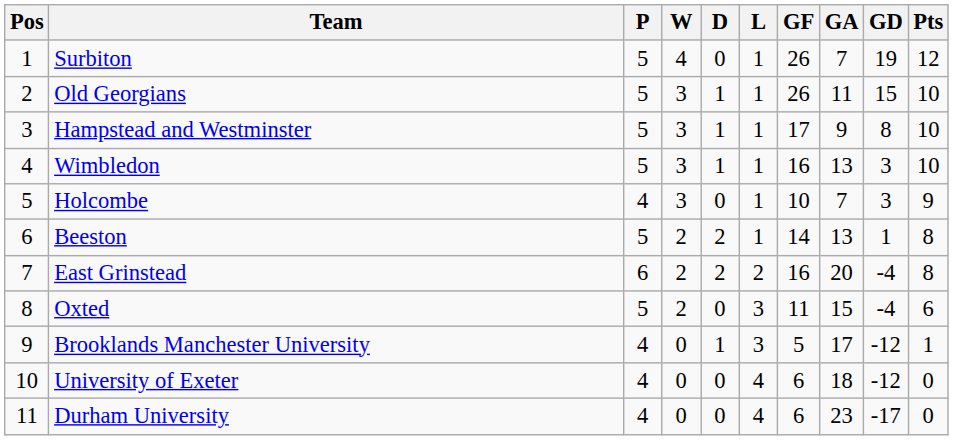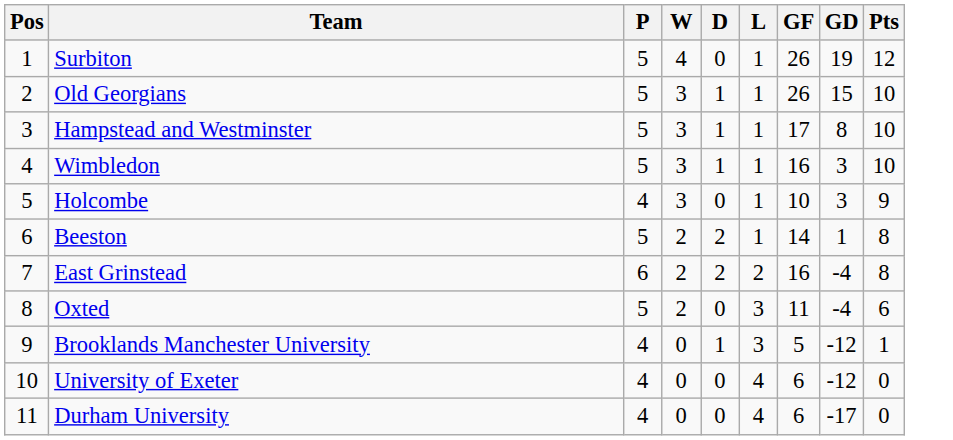- column: (842, 22)
